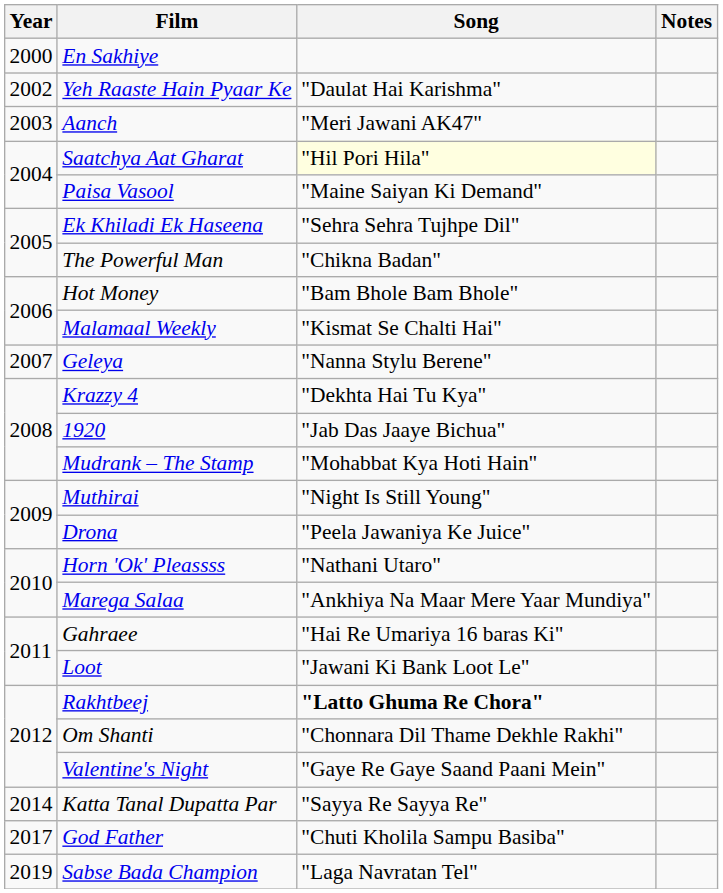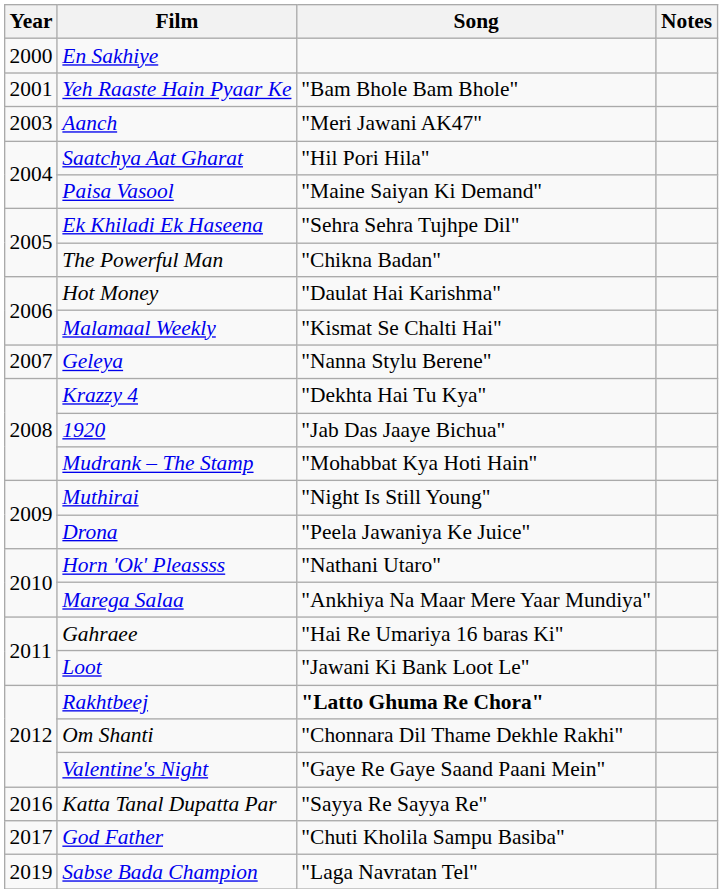(31, 89) 2002 -> (31, 89) 2001
(401, 89) "Daulat Hai Karishma" -> (410, 89) "Bam Bhole Bam Bhole"
(365, 157) lightyellow background -> (365, 157) no background
(410, 293) "Bam Bhole Bam Bhole" -> (401, 293) "Daulat Hai Karishma"
(31, 803) 2014 -> (31, 803) 2016
